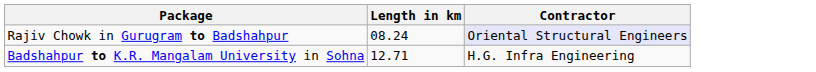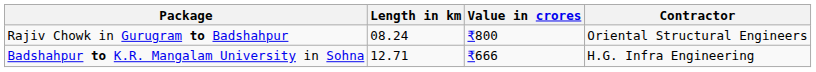+ column: (524, 15)
(578, 35) lavender background -> (697, 35) no background
